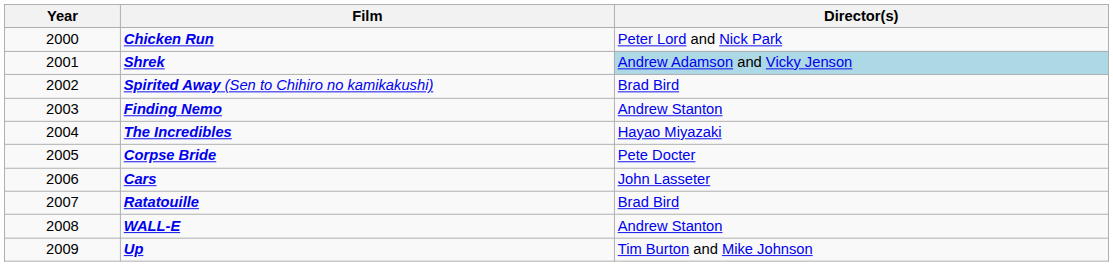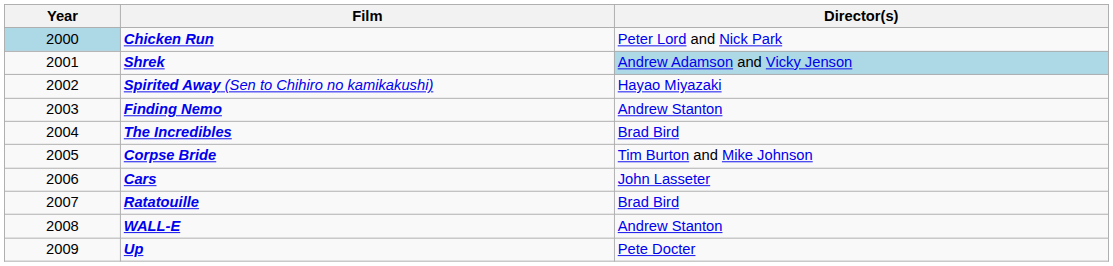(62, 39) no background -> (62, 39) lightblue background
(648, 86) Brad Bird -> (670, 86) Hayao Miyazaki
(670, 132) Hayao Miyazaki -> (648, 132) Brad Bird
(657, 156) Pete Docter -> (715, 156) Tim Burton and Mike Johnson
(715, 249) Tim Burton and Mike Johnson -> (657, 249) Pete Docter
